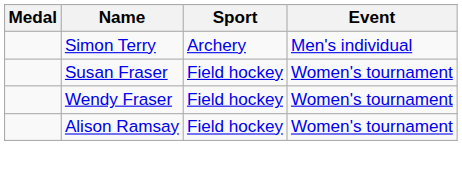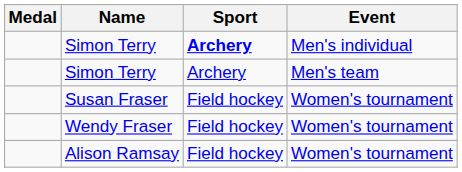(216, 45) normal -> (219, 45) bold
+ row: (110, 72)
